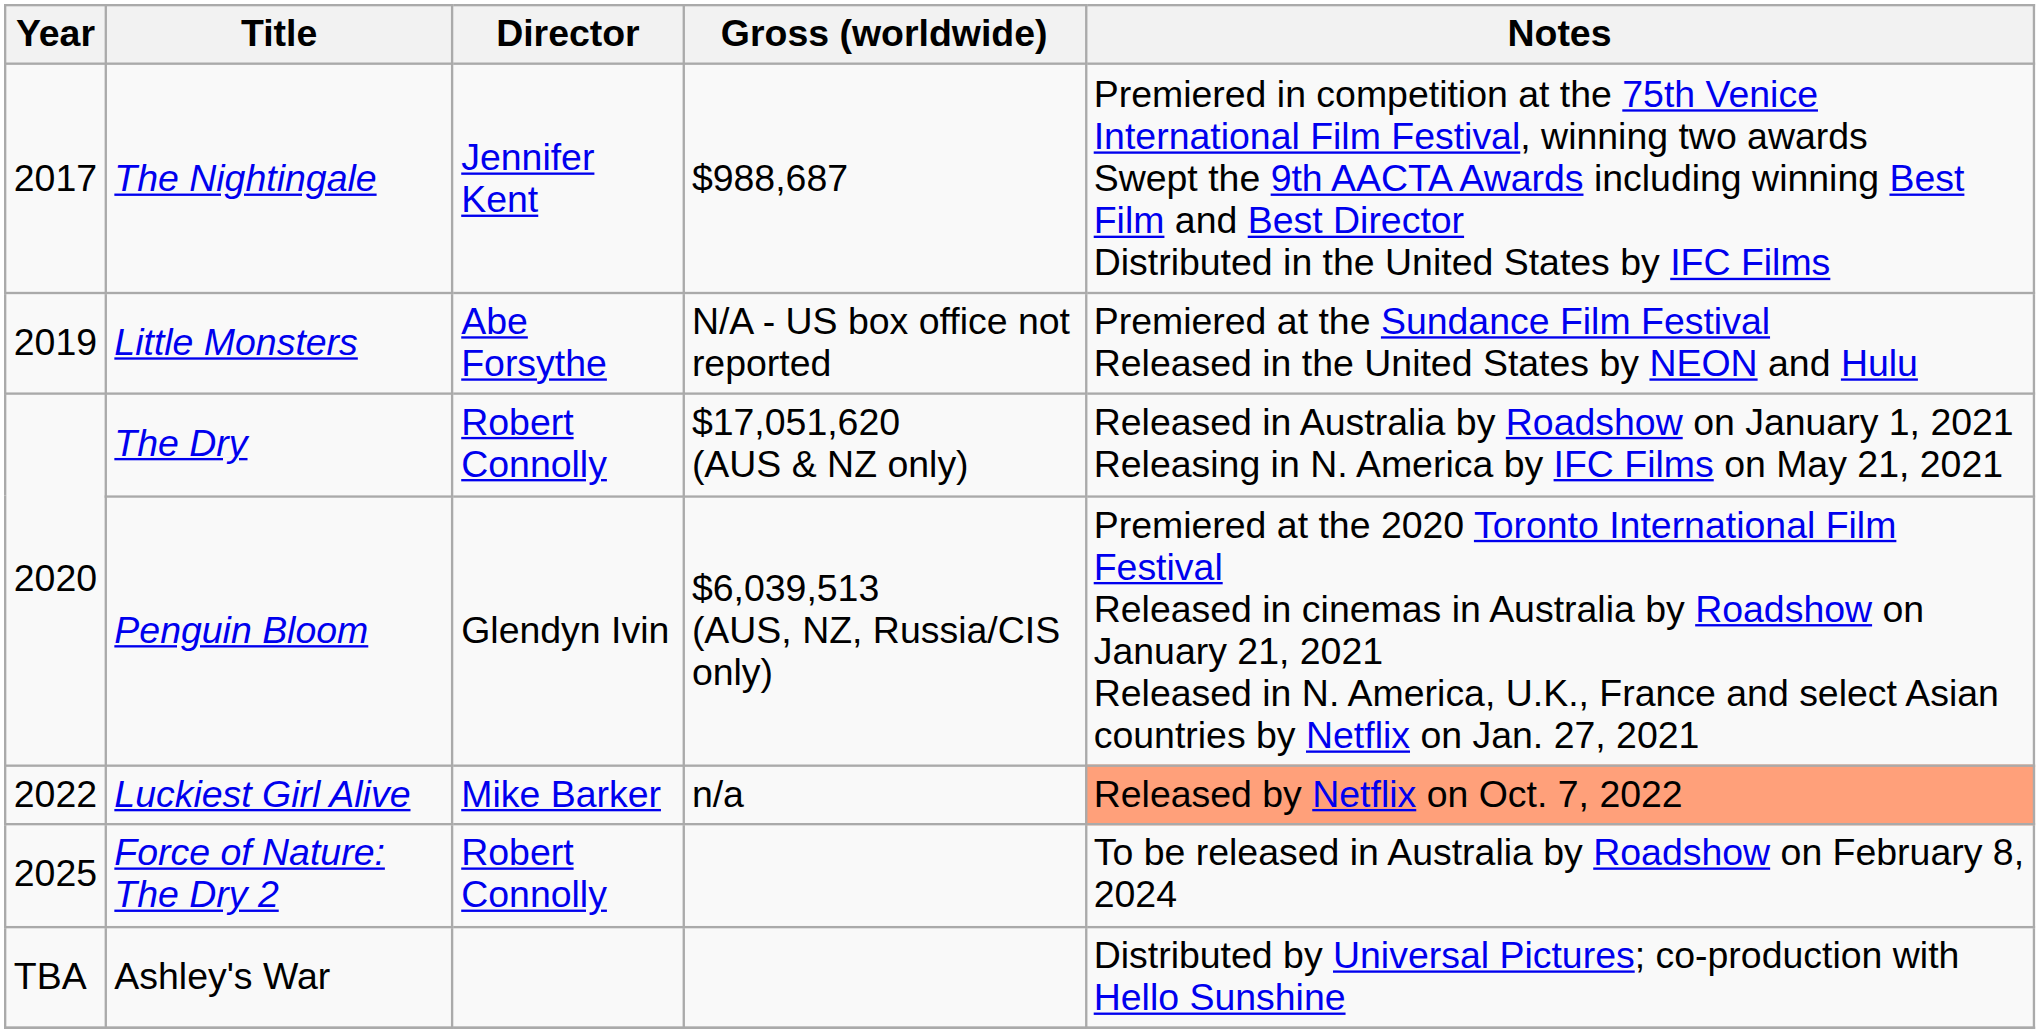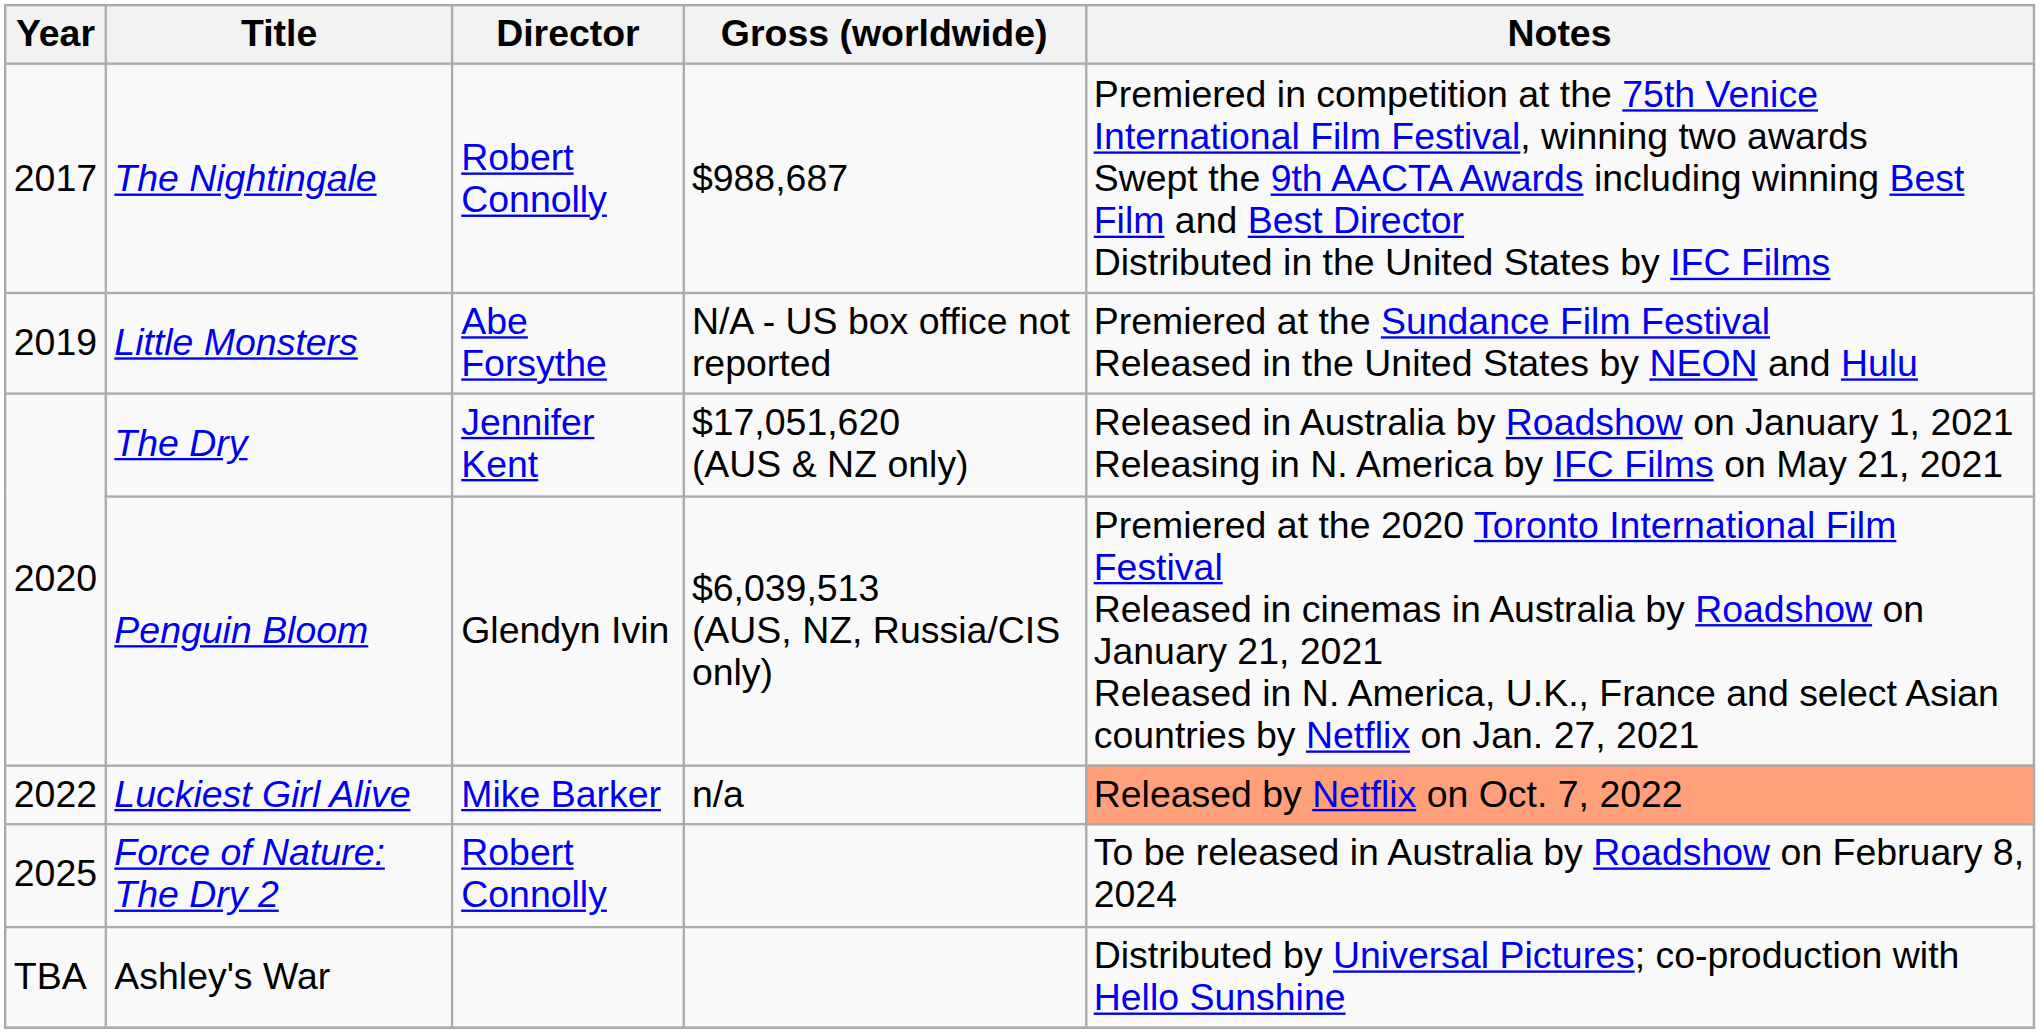(528, 177) Jennifer Kent -> (534, 177) Robert Connolly
(534, 443) Robert Connolly -> (528, 443) Jennifer Kent
